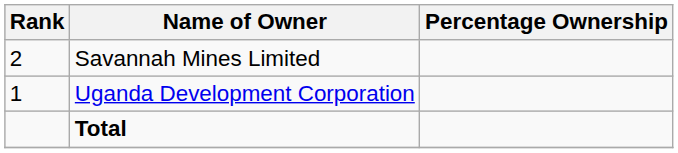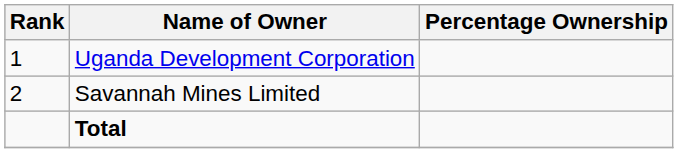rows swapped: (245, 93) <-> (197, 57)
